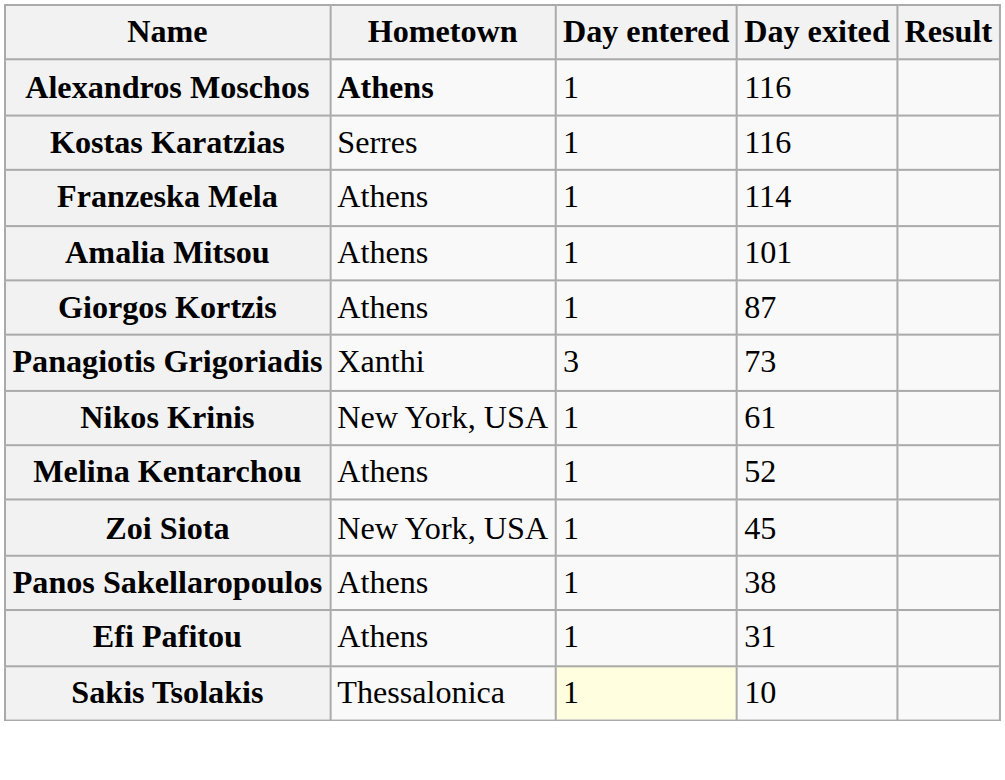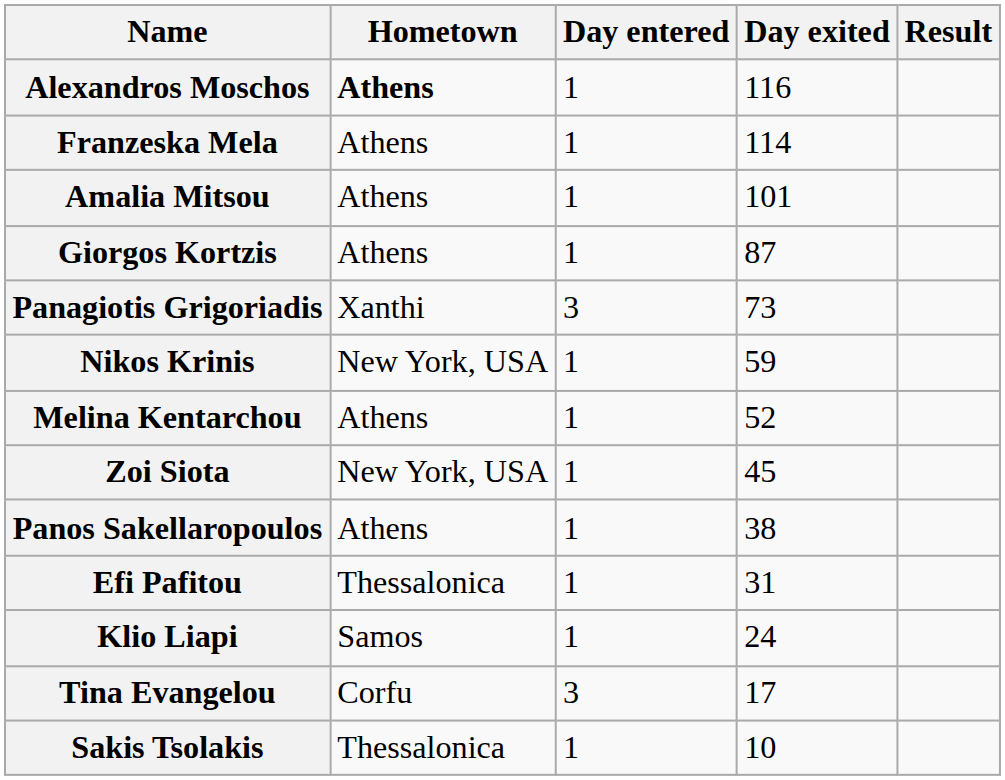- row: (167, 142)
(760, 417) 61 -> (760, 362) 59
(383, 637) Athens -> (421, 582) Thessalonica
+ row: (167, 637)
+ row: (167, 692)
(571, 692) lightyellow background -> (571, 747) no background
